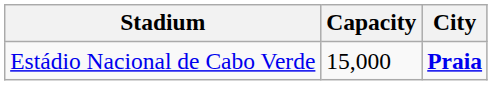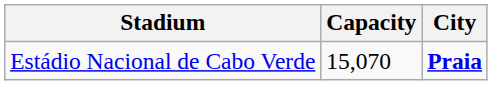(359, 60) 15,000 -> (359, 60) 15,070
